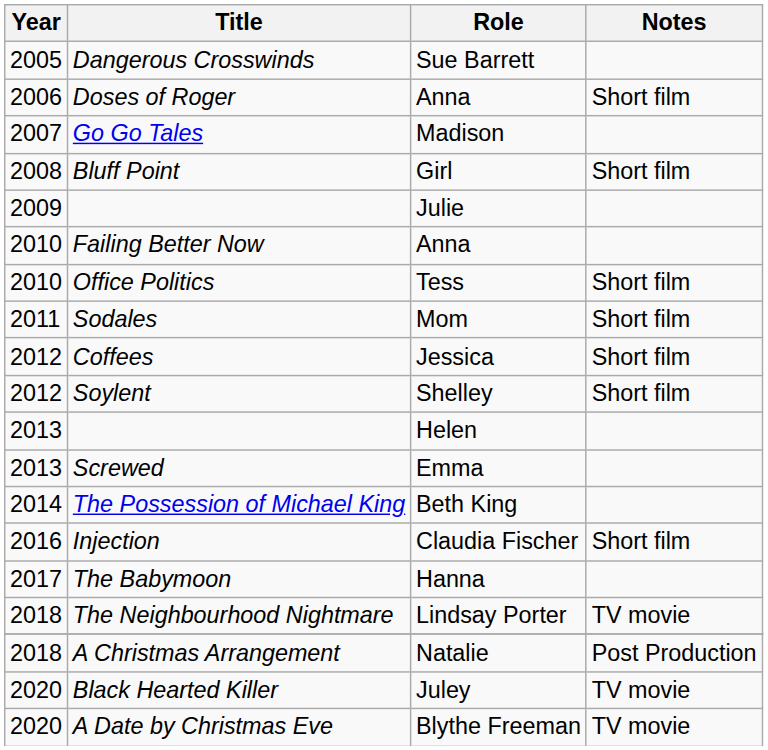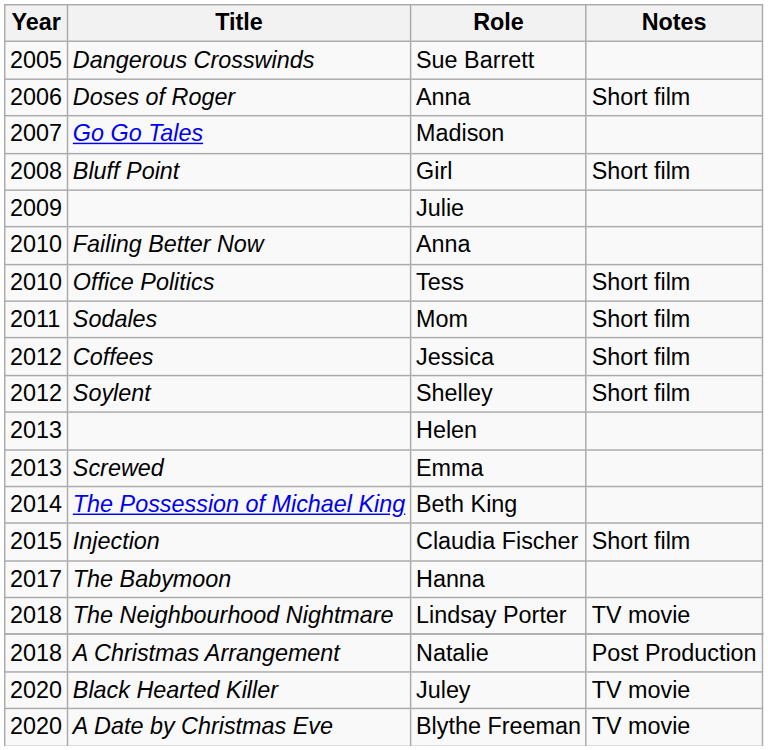(36, 541) 2016 -> (36, 541) 2015
